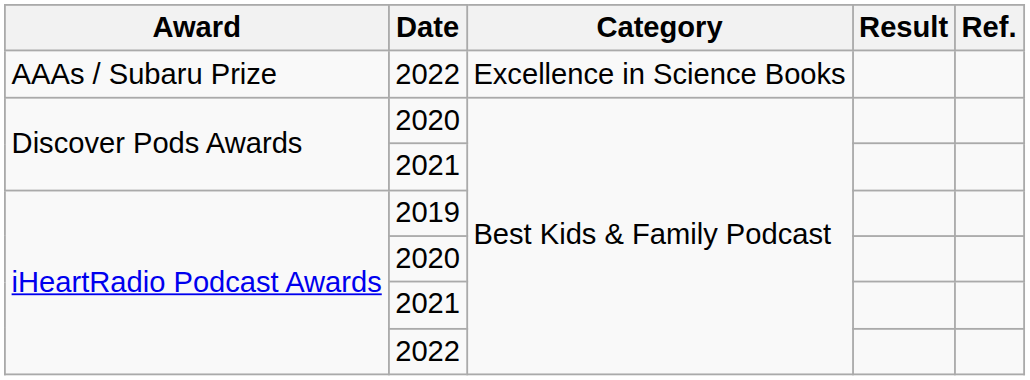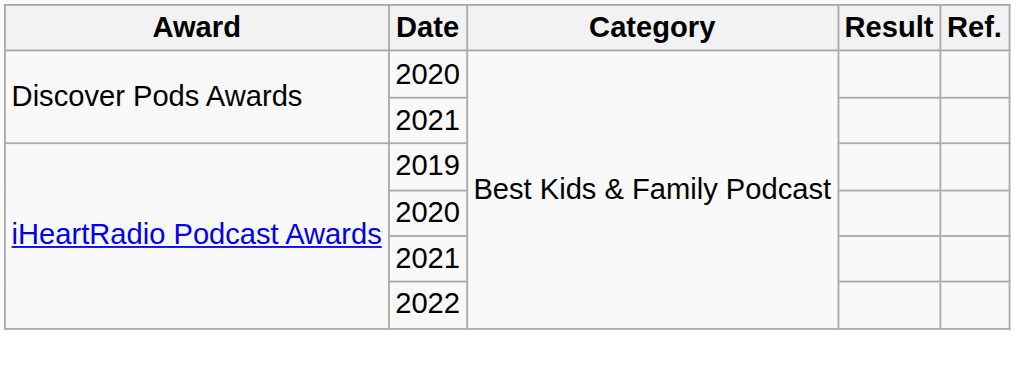- row: (144, 73)
